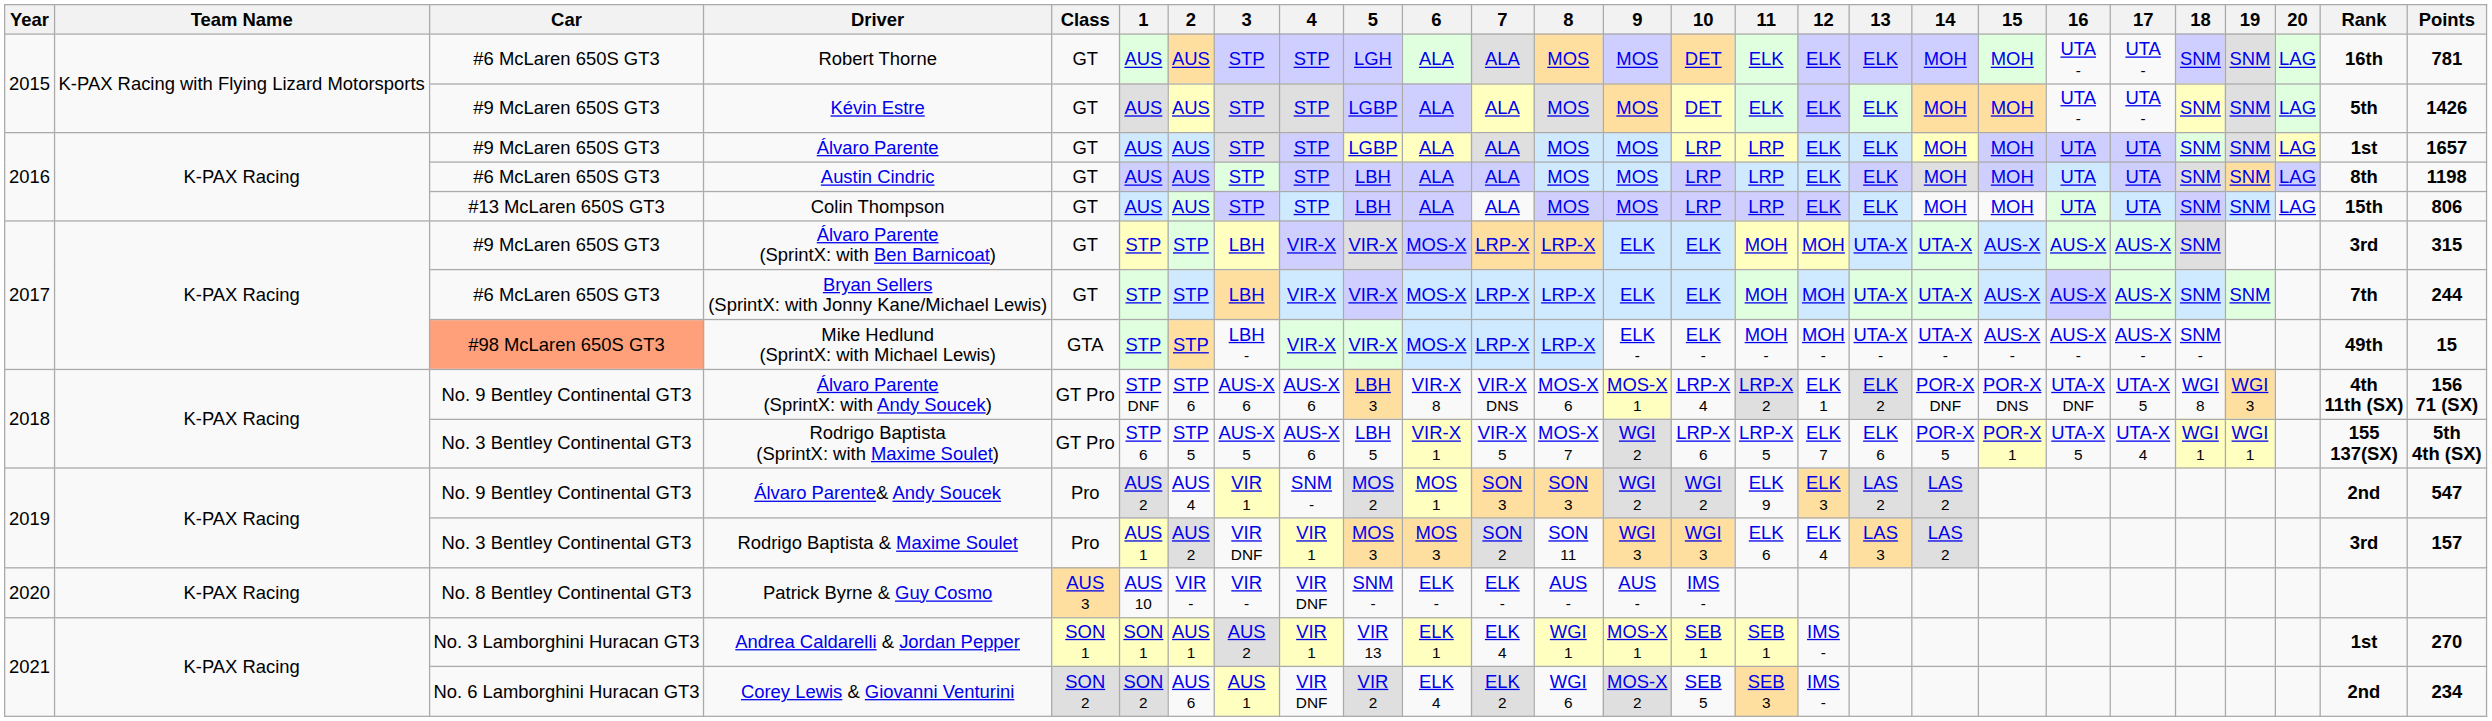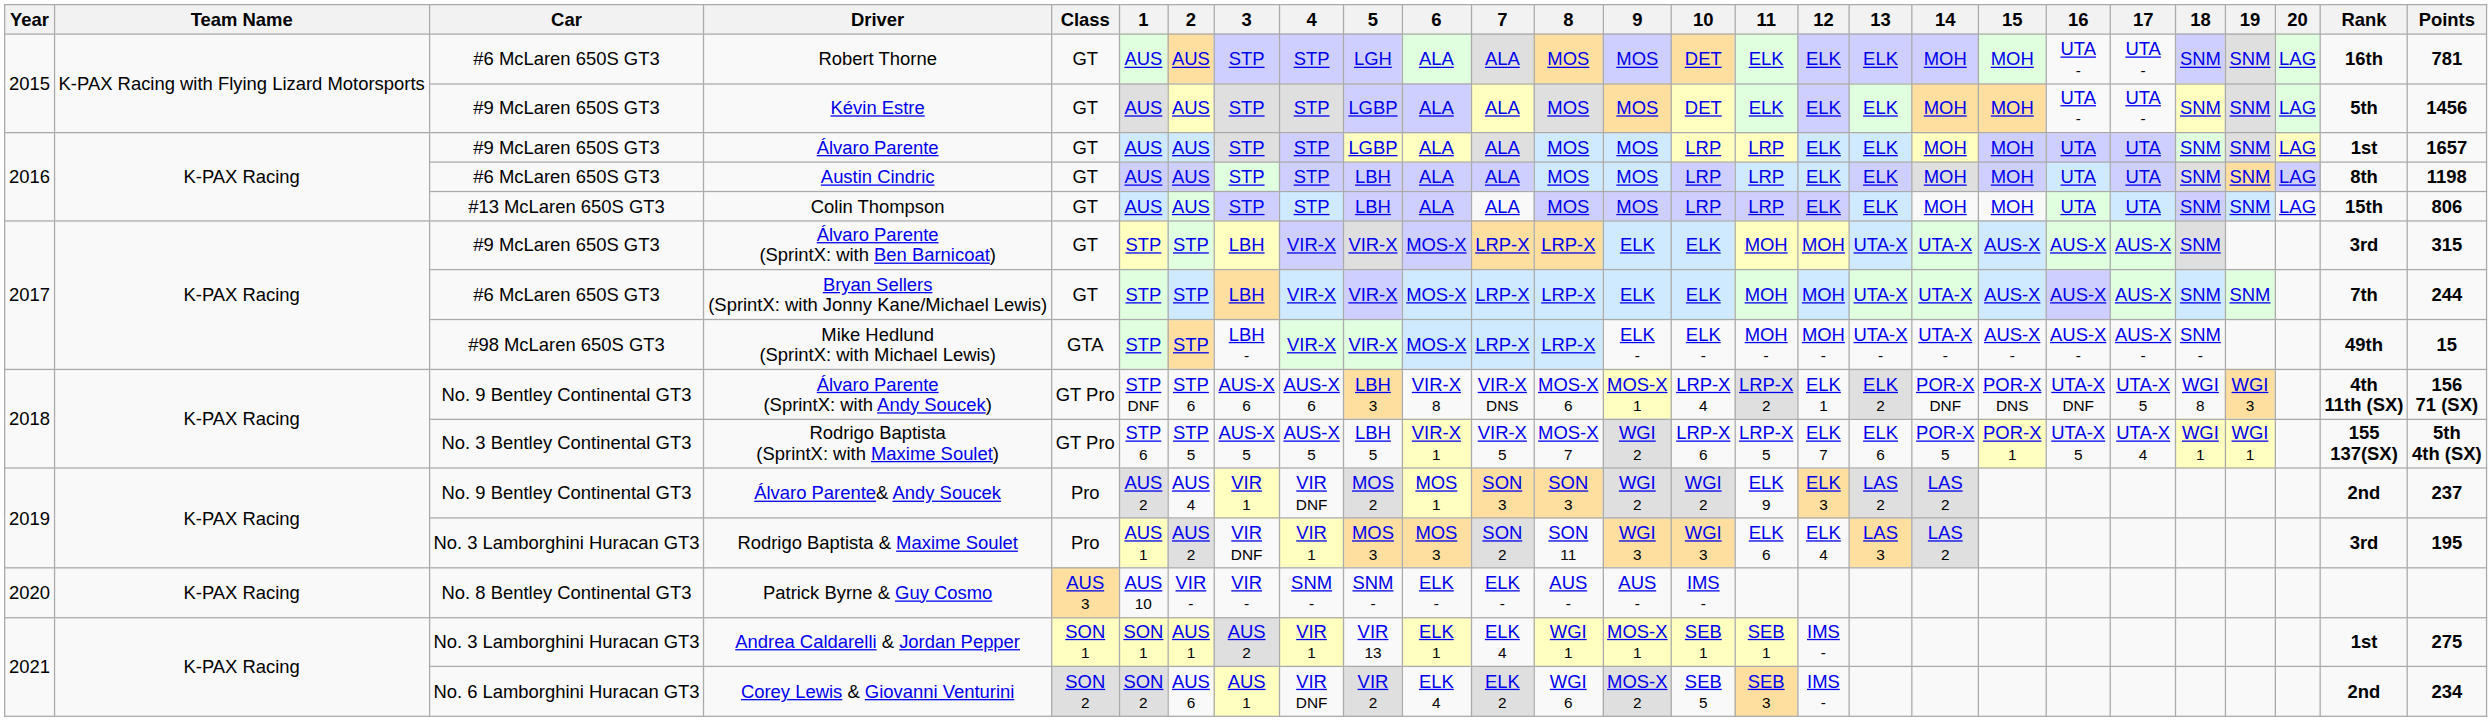(2447, 109) 1426 -> (2447, 109) 1456
(566, 345) lightsalmon background -> (566, 345) no background
(1312, 444) AUS-X 6 -> (1312, 444) AUS-X 5
(1312, 494) SNM - -> (1312, 494) VIR DNF
(2447, 494) 547 -> (2447, 494) 237
(566, 543) No. 3 Bentley Continental GT3 -> (566, 543) No. 3 Lamborghini Huracan GT3
(2447, 543) 157 -> (2447, 543) 195
(1312, 593) VIR DNF -> (1312, 593) SNM -
(2447, 642) 270 -> (2447, 642) 275
